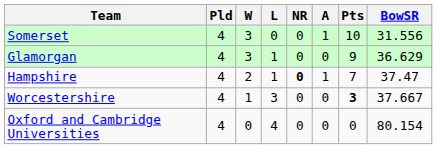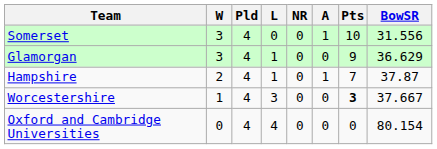columns swapped: (221, 15) <-> (248, 15)
(300, 77) bold -> (300, 77) normal
(400, 77) 37.47 -> (400, 77) 37.87
